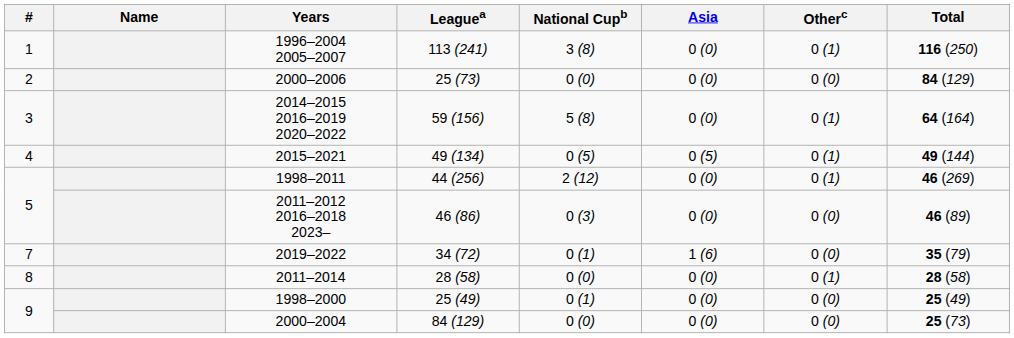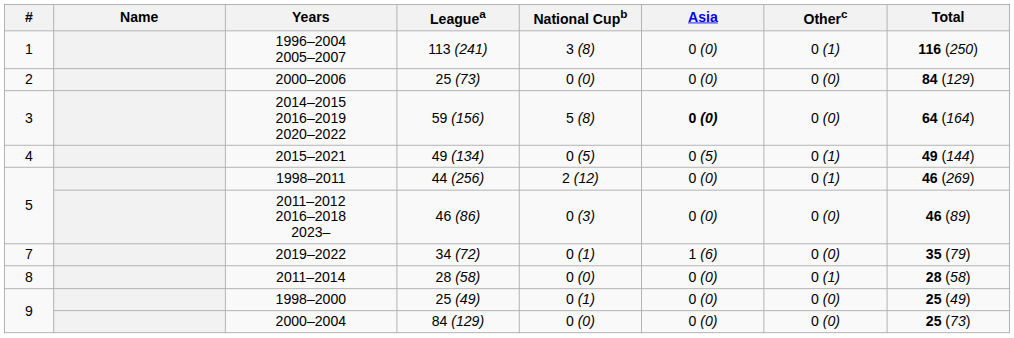(703, 118) normal -> (703, 118) bold
(826, 118) 0 (1) -> (826, 118) 0 (0)
